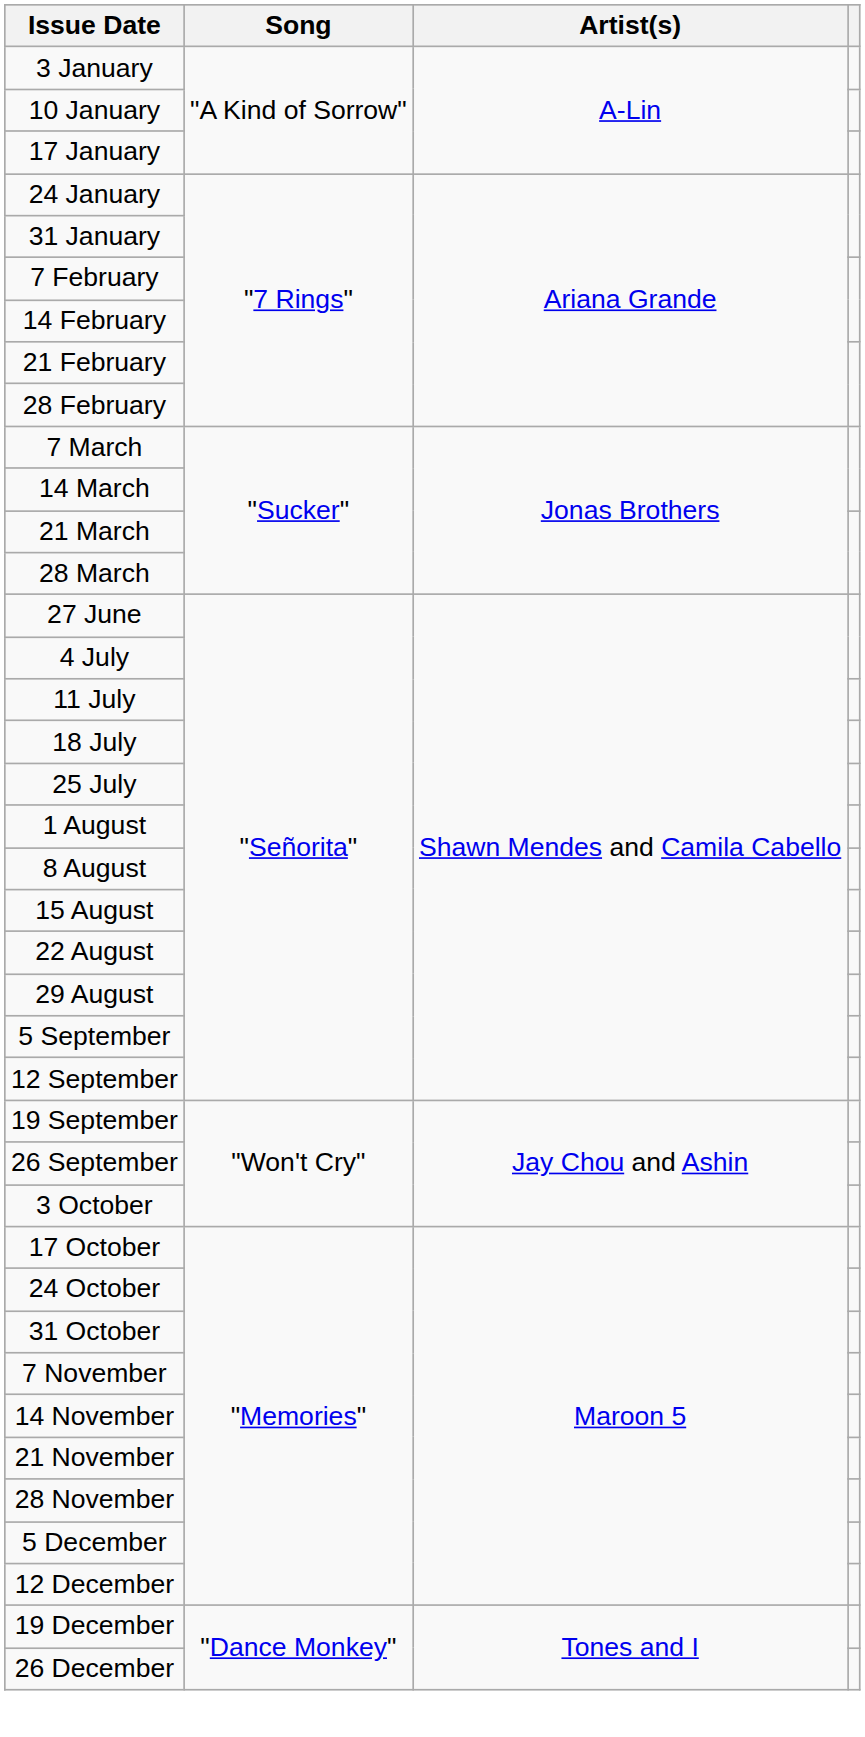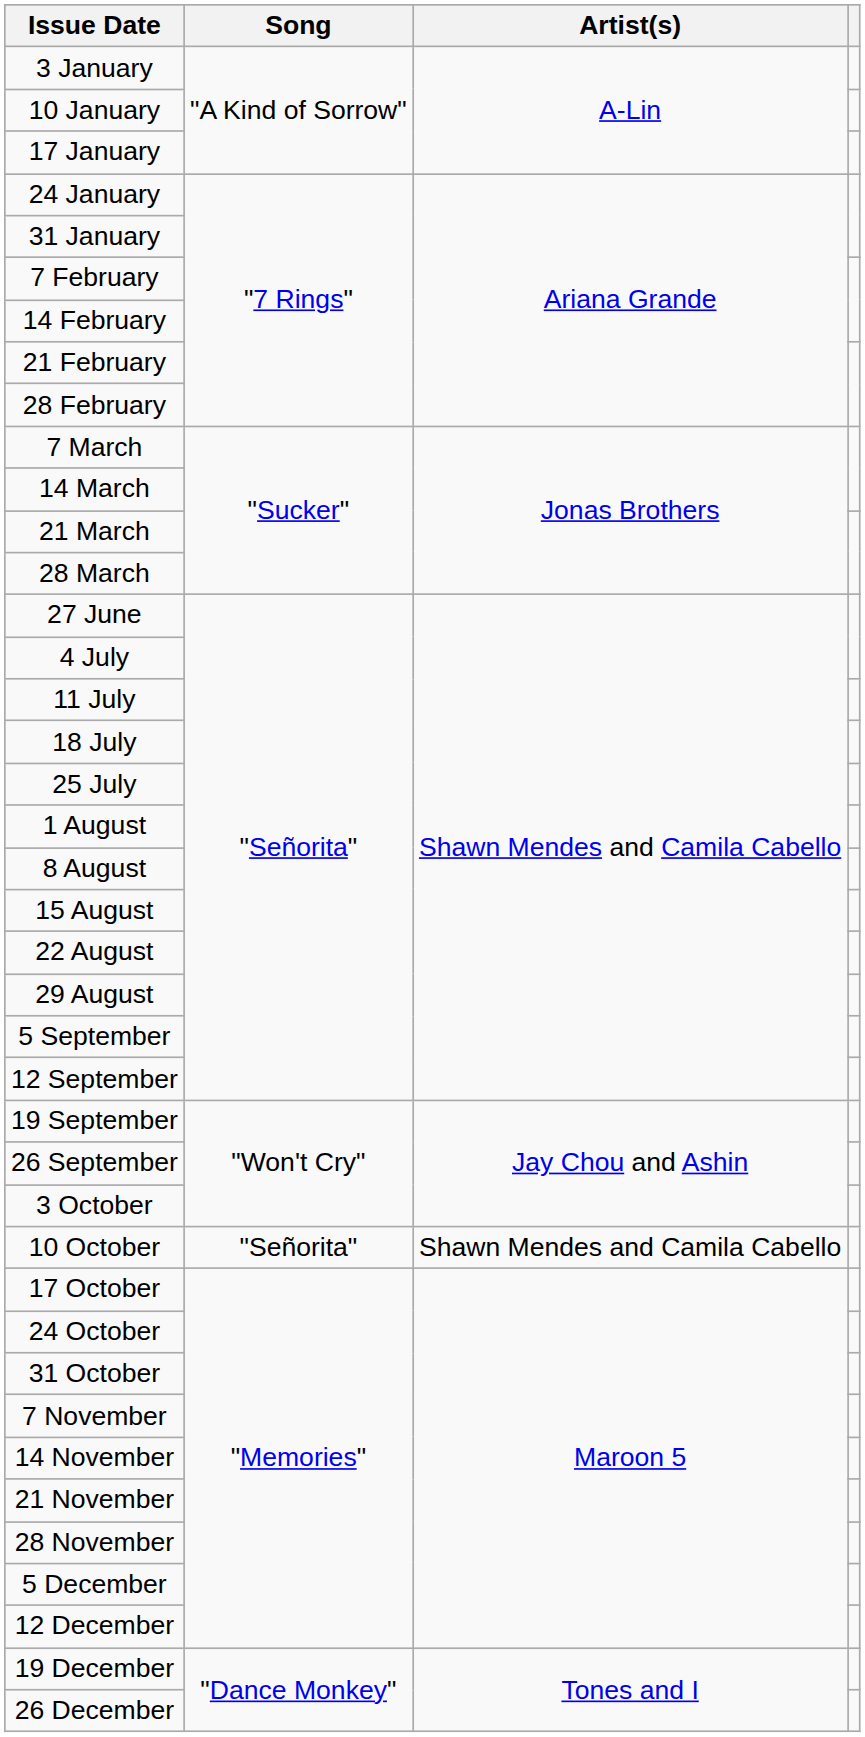+ row: (94, 1247)
